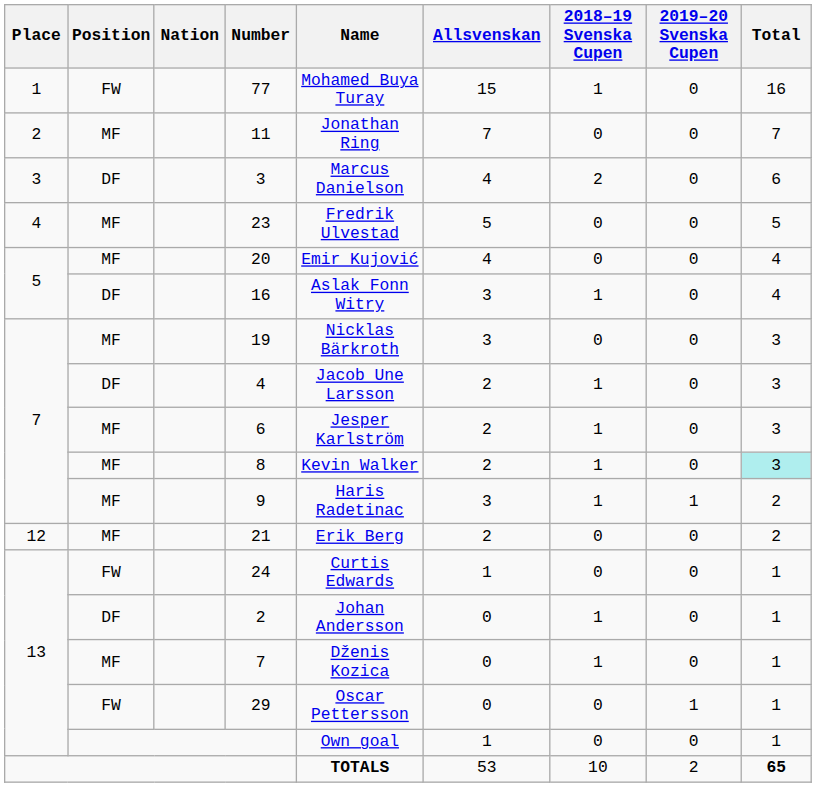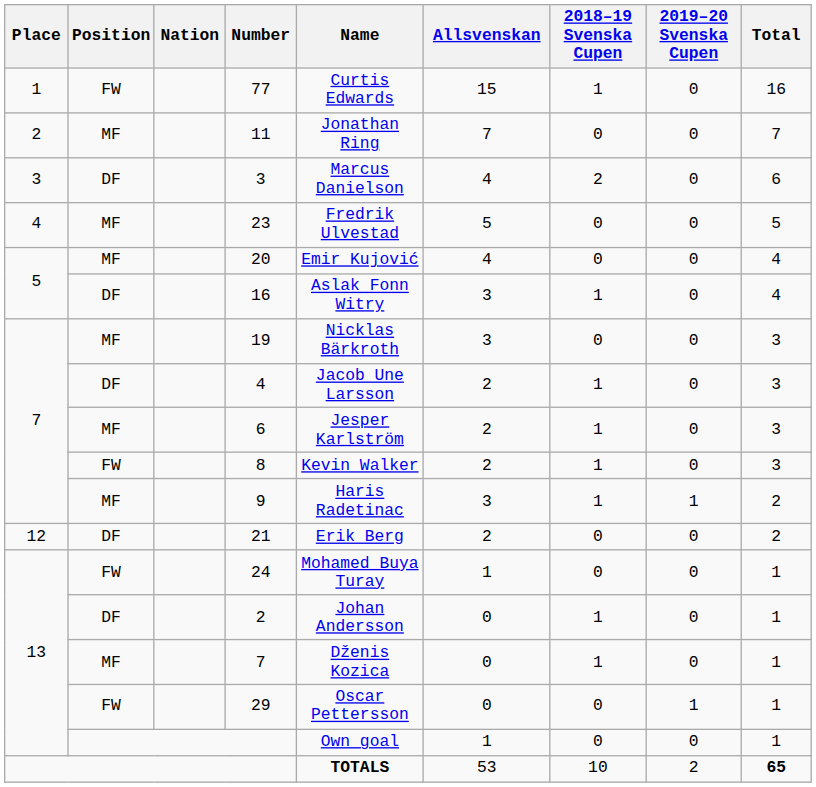(360, 91) Mohamed Buya Turay -> (360, 91) Curtis Edwards
(111, 466) MF -> (111, 466) FW
(776, 466) paleturquoise background -> (776, 466) no background
(111, 537) MF -> (111, 537) DF
(360, 573) Curtis Edwards -> (360, 573) Mohamed Buya Turay
